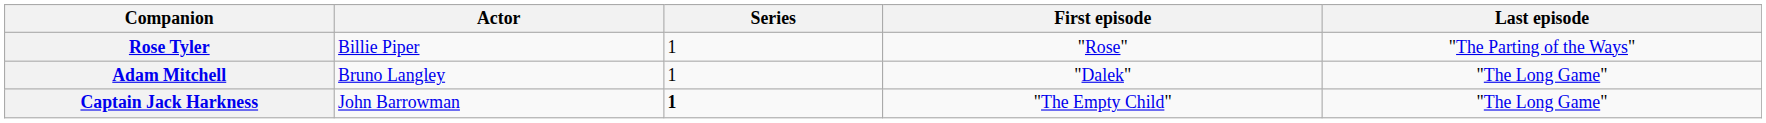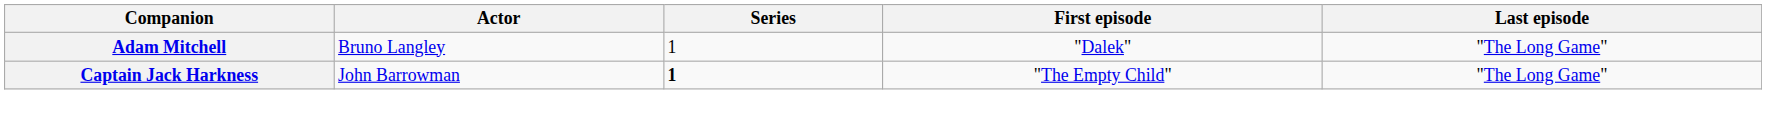- row: (169, 46)
